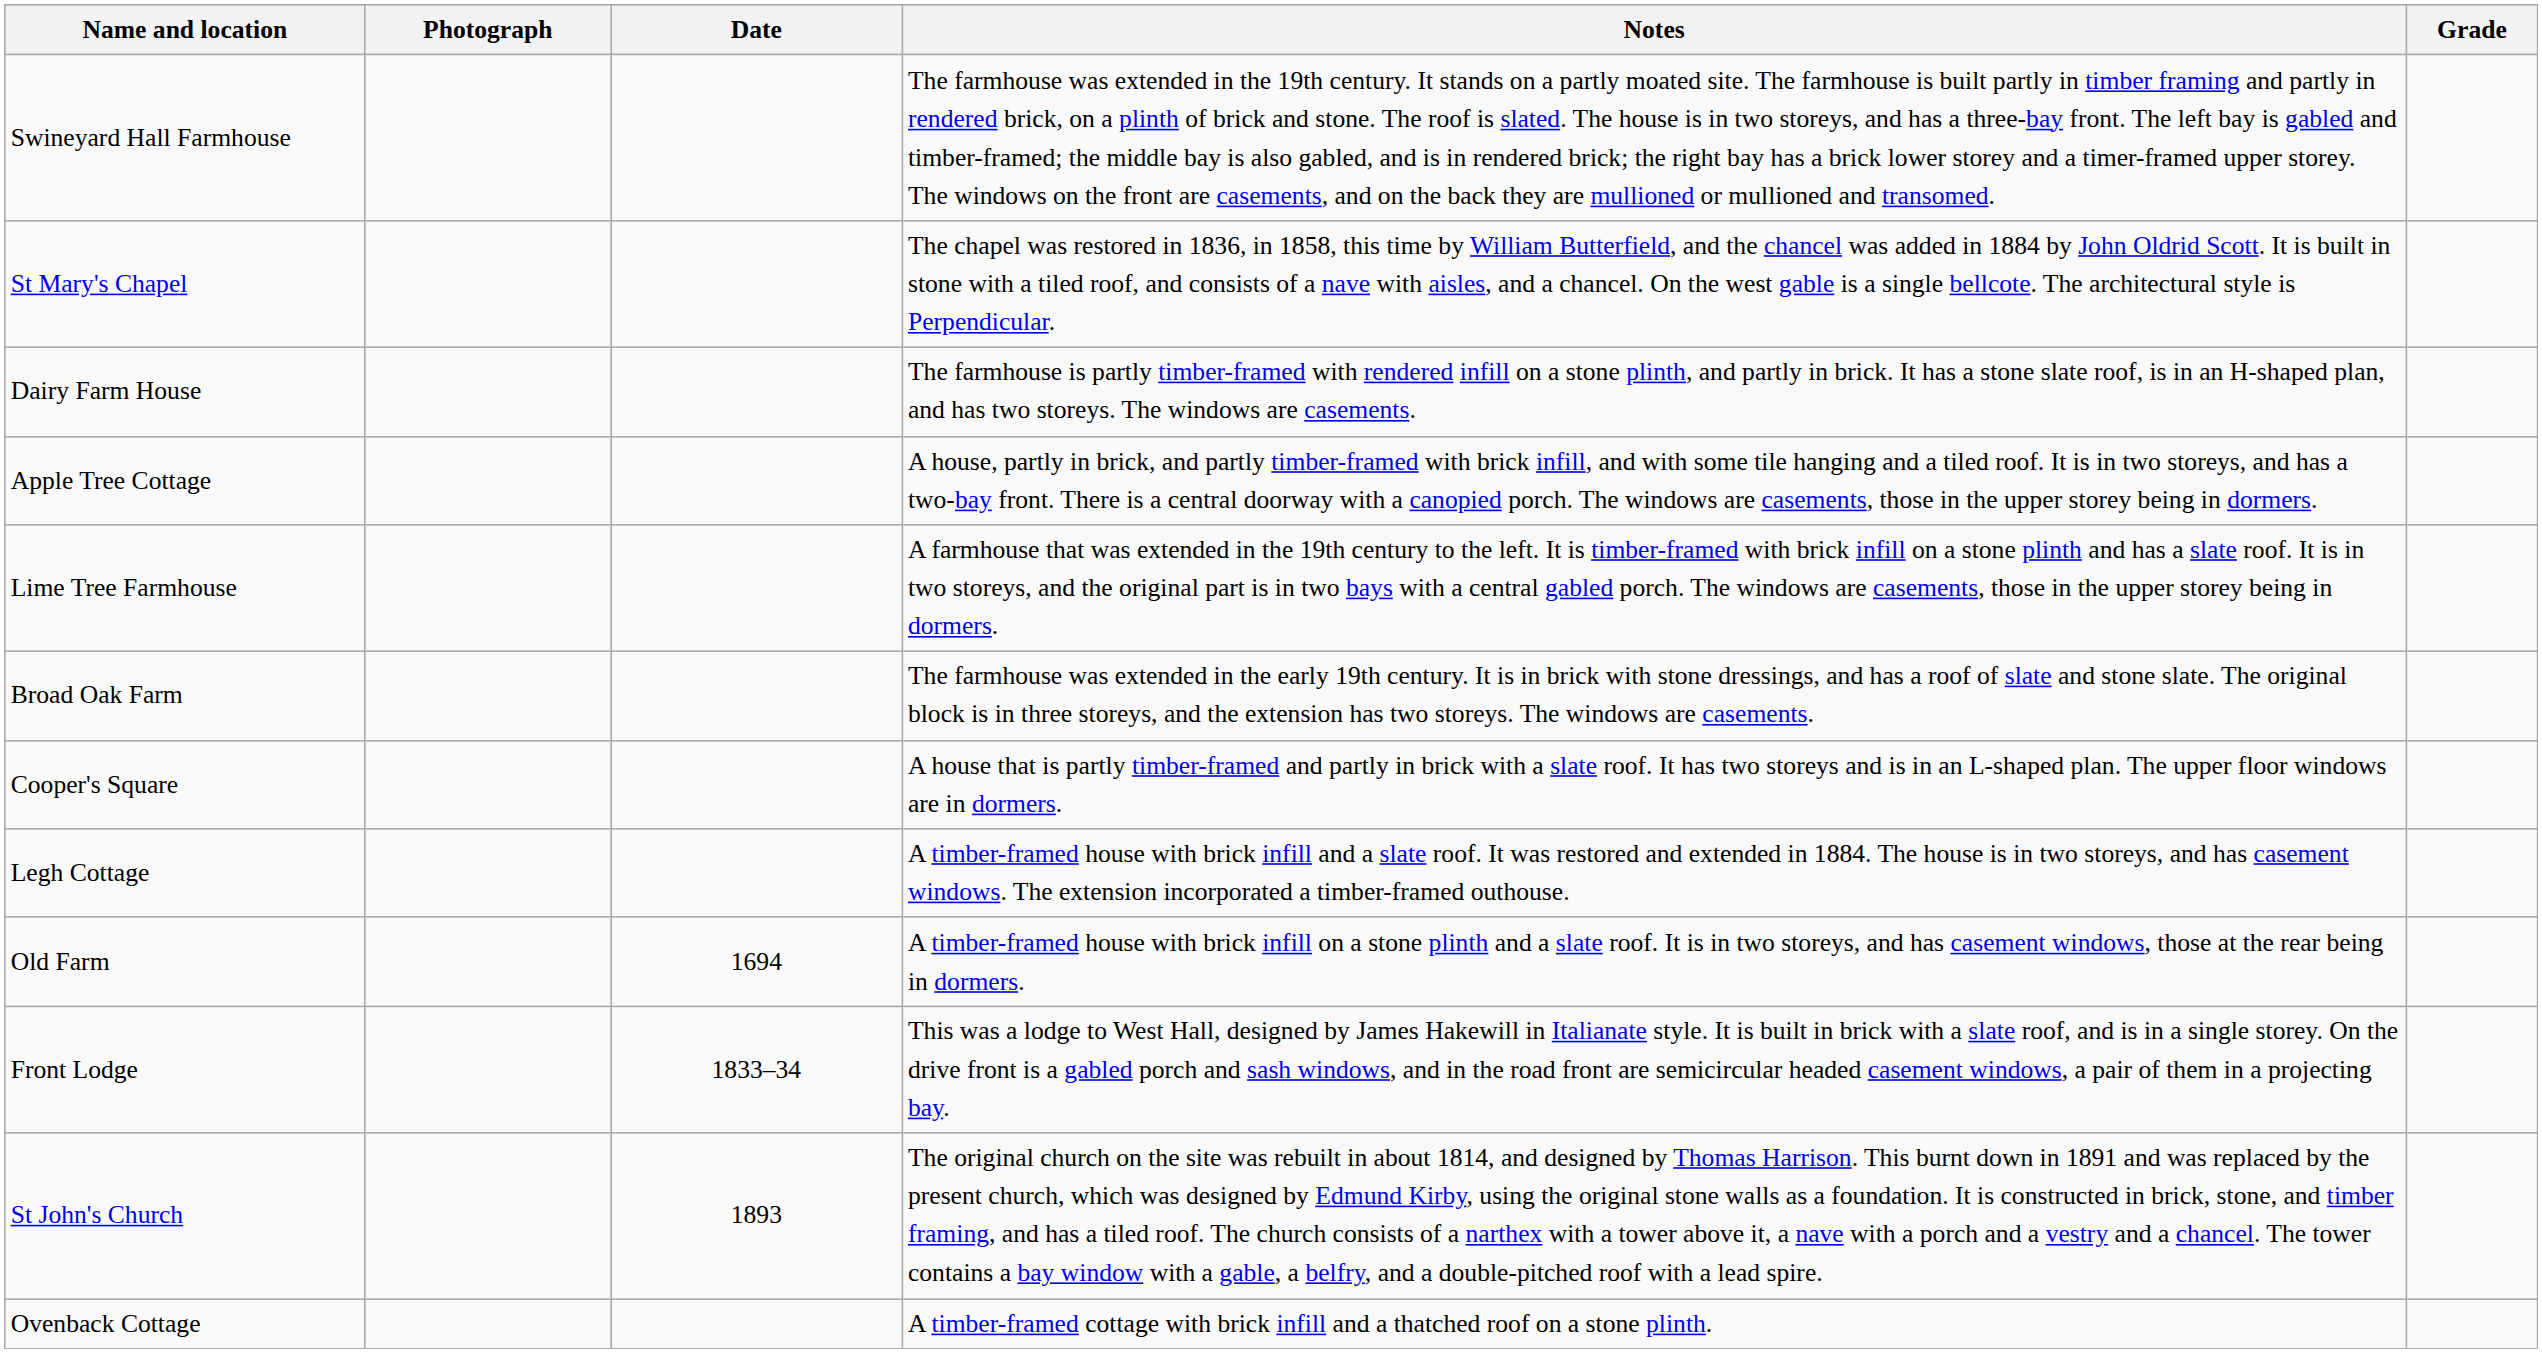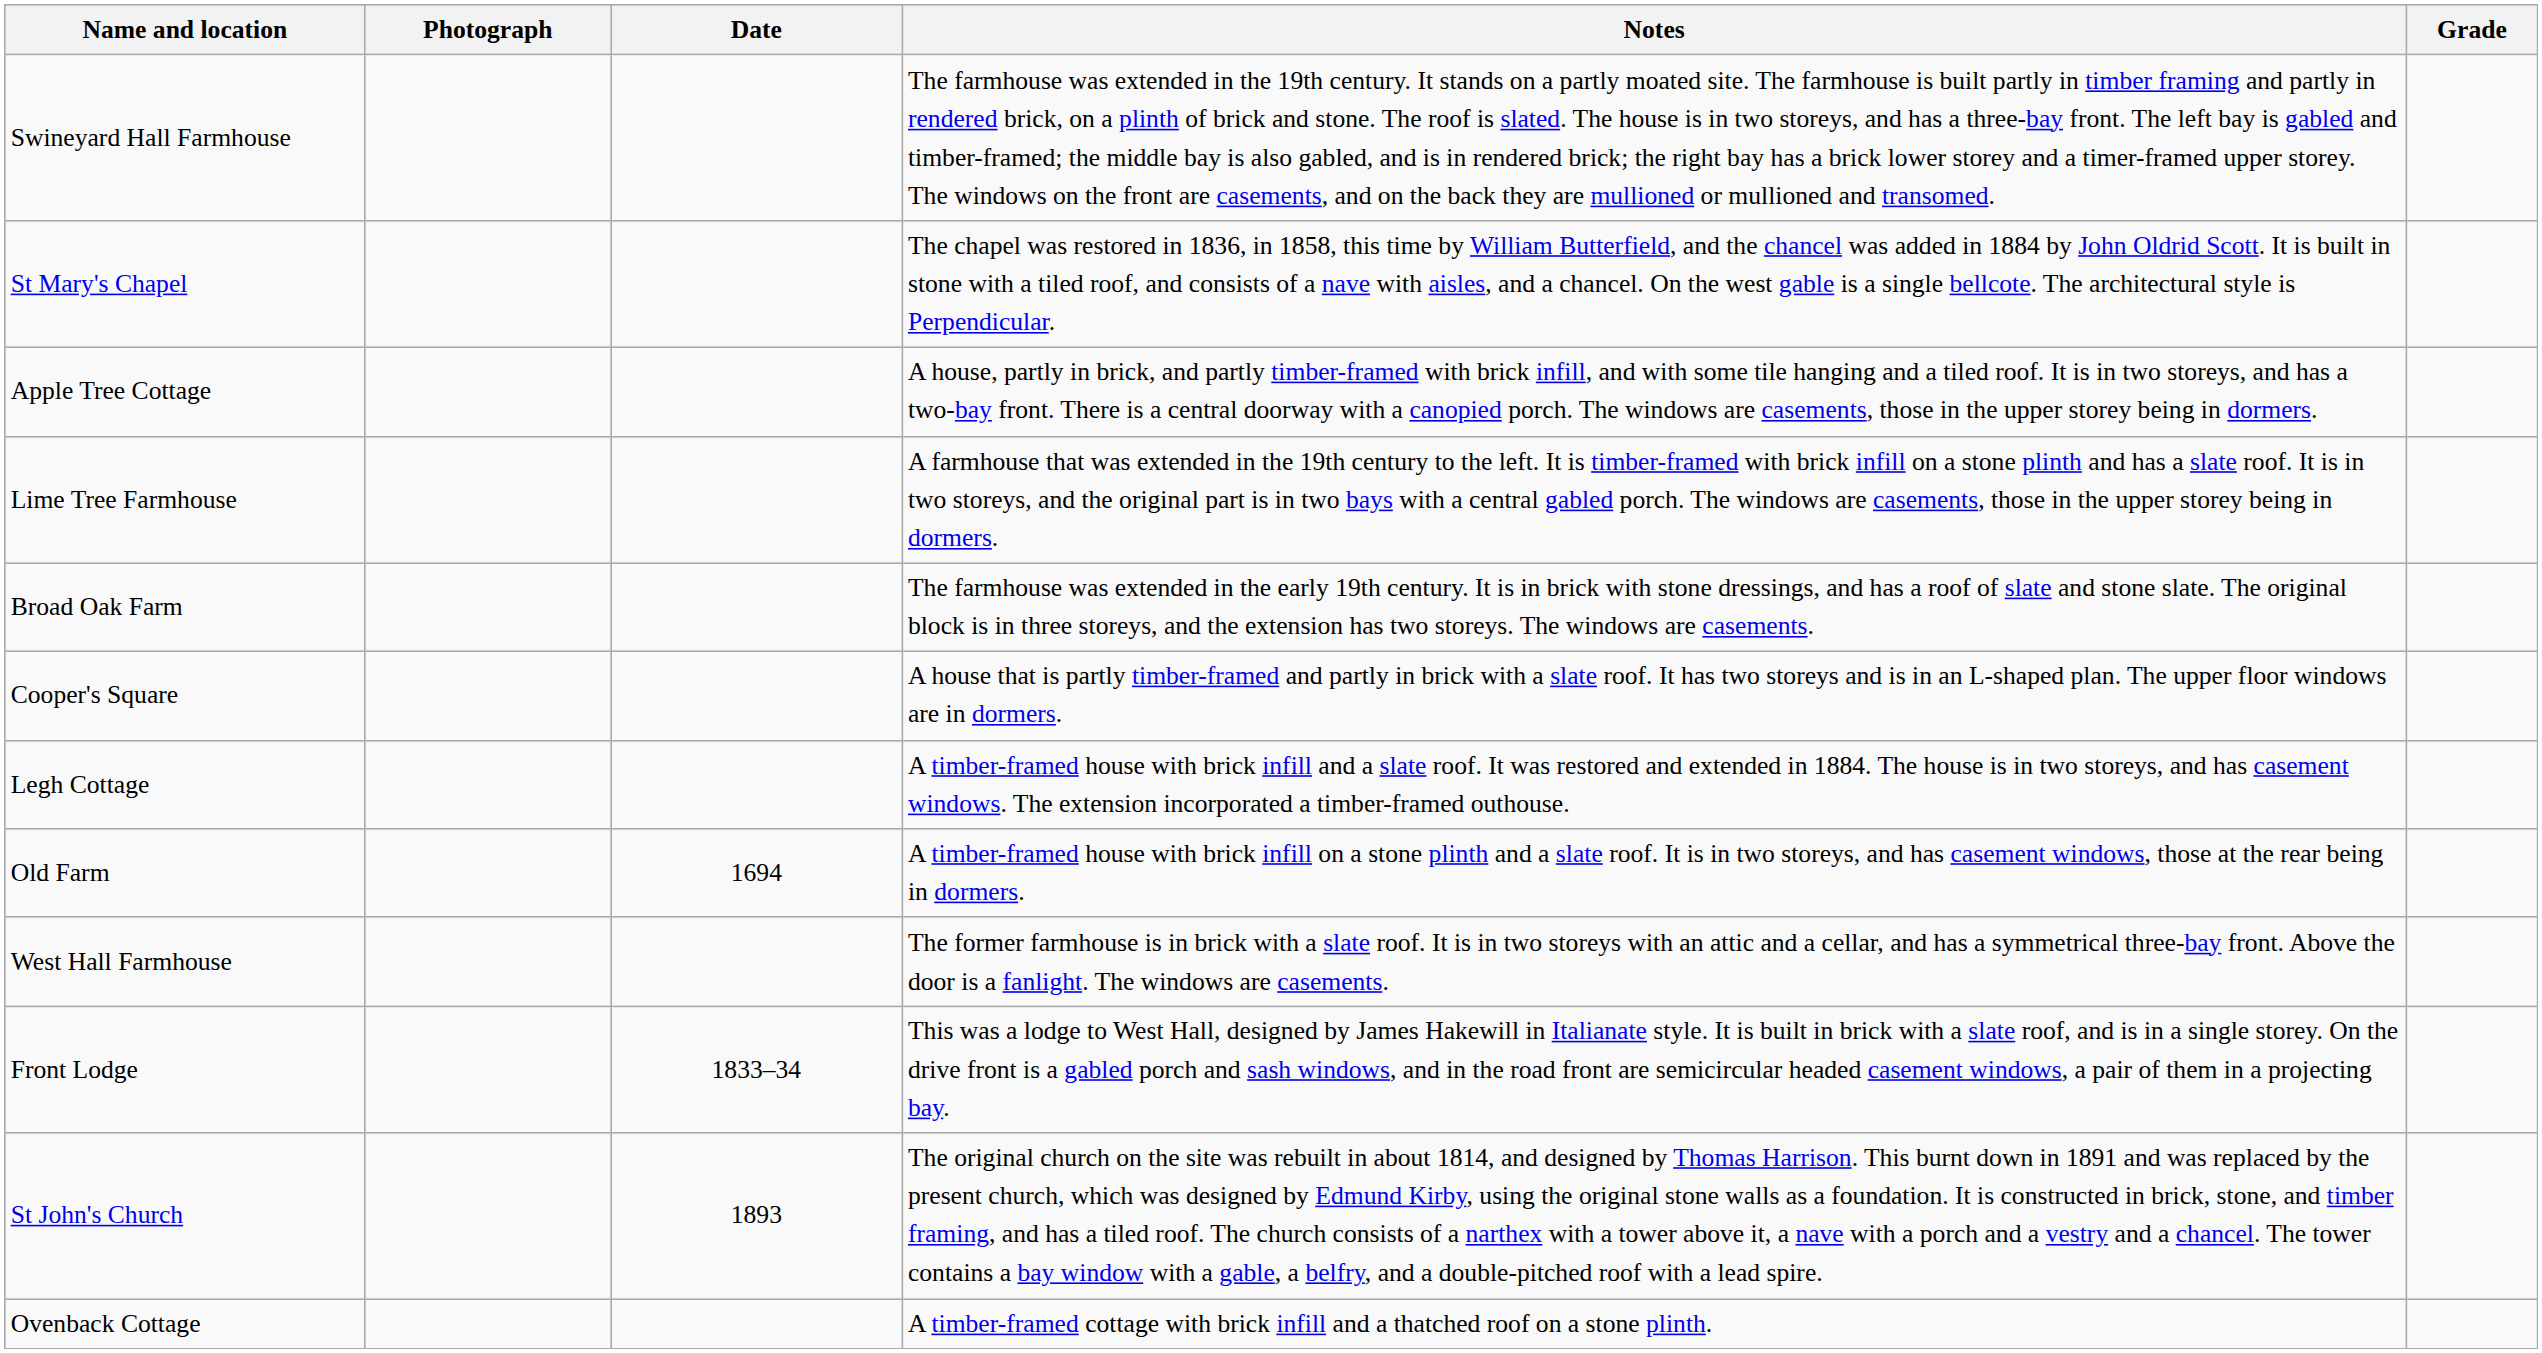- row: (106, 391)
+ row: (121, 961)
